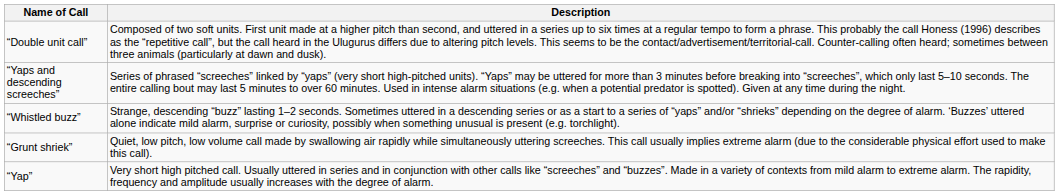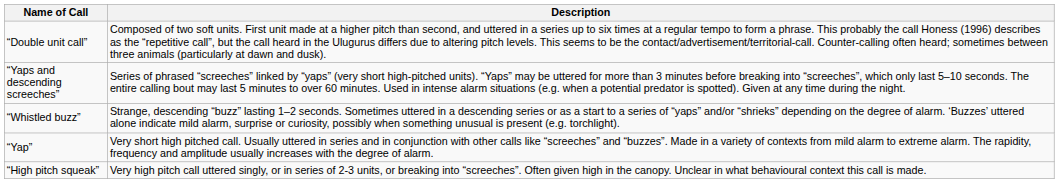- row: (40, 147)
+ row: (53, 170)
